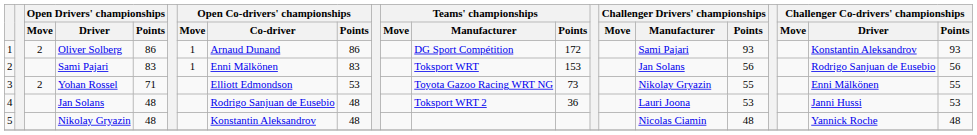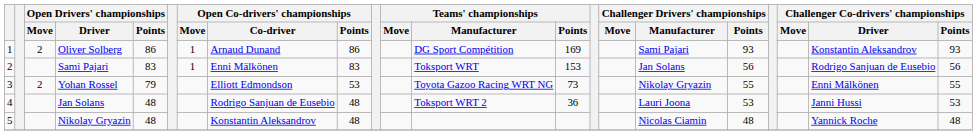(573, 48) 172 -> (573, 48) 169
(151, 84) 71 -> (151, 84) 79
